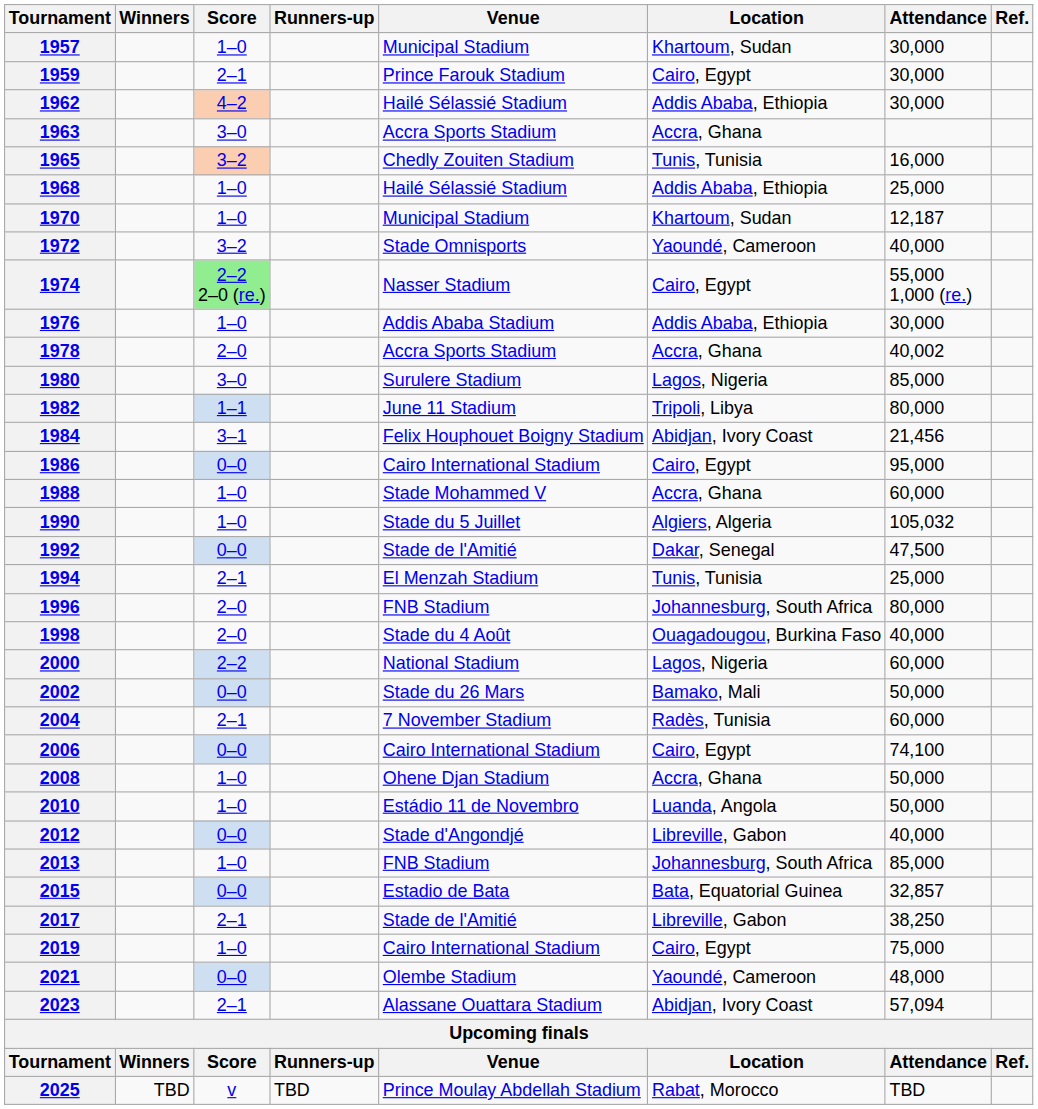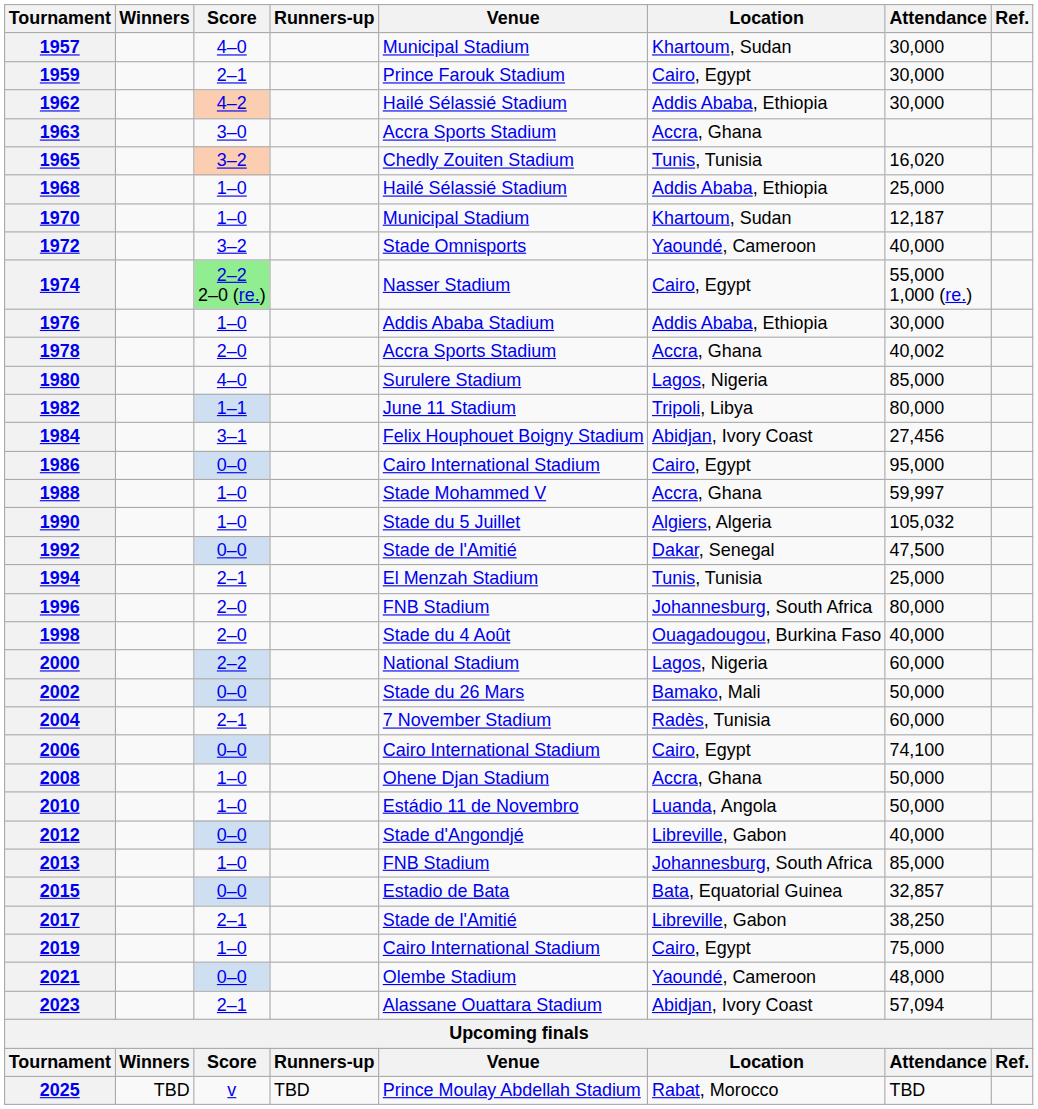(232, 47) 1–0 -> (232, 47) 4–0
(917, 160) 16,000 -> (917, 160) 16,020
(232, 379) 3–0 -> (232, 379) 4–0
(917, 436) 21,456 -> (917, 436) 27,456
(917, 493) 60,000 -> (917, 493) 59,997
